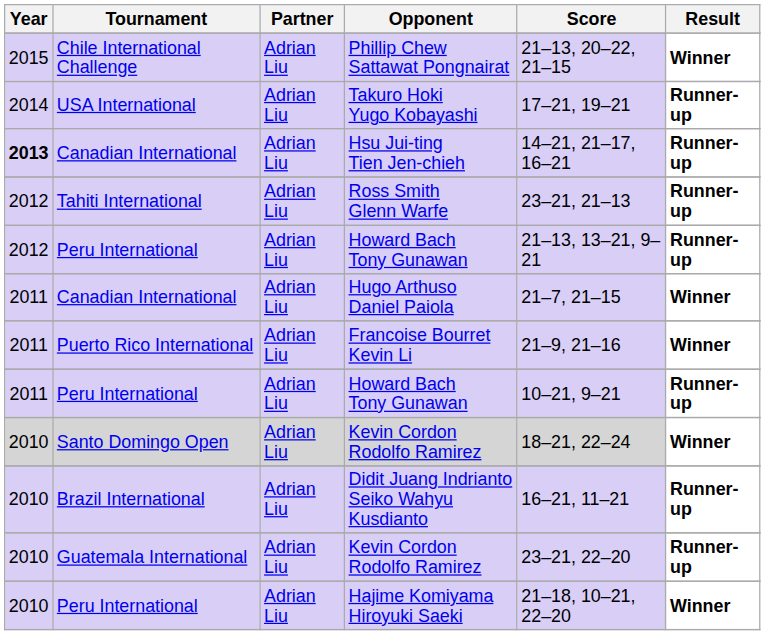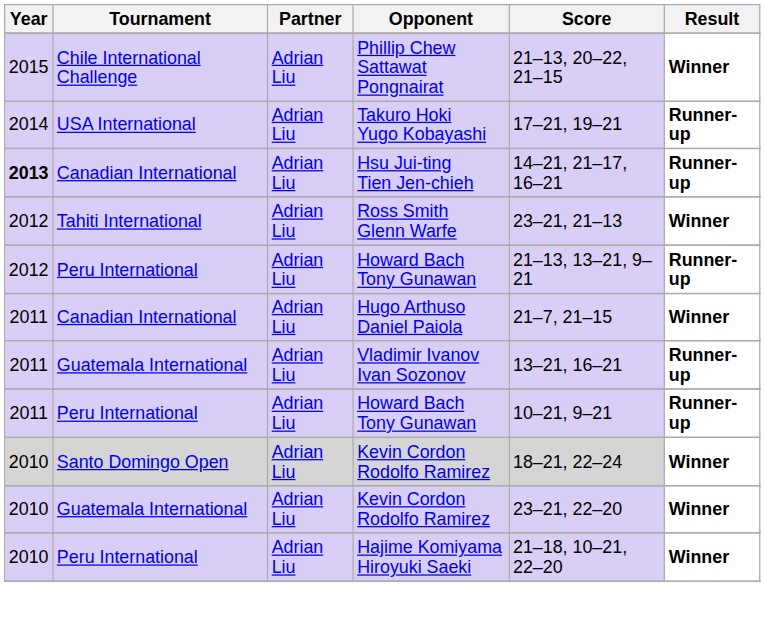(704, 201) Runner-up -> (699, 221) Winner
- row: (155, 346)
+ row: (152, 365)
- row: (131, 500)
(704, 558) Runner-up -> (699, 510) Winner
